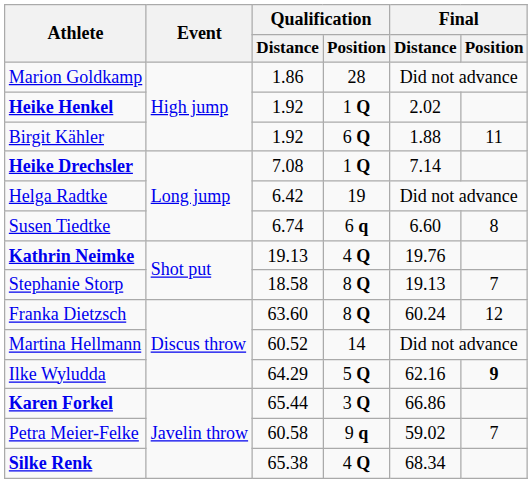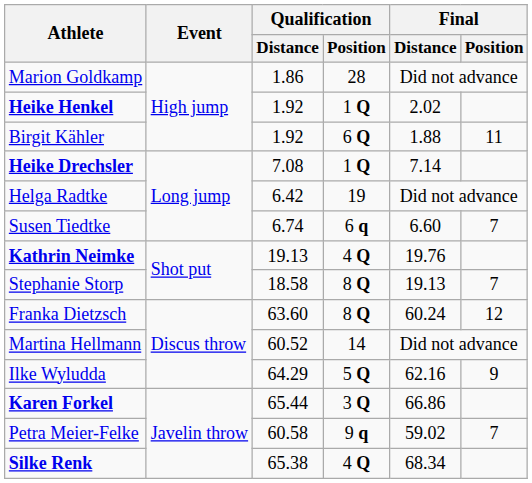(494, 225) 8 -> (494, 225) 7
(494, 374) bold -> (494, 374) normal
